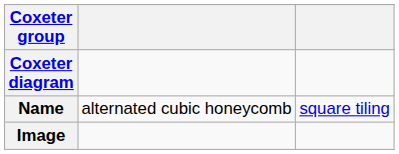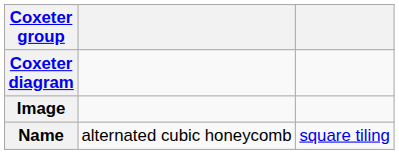rows swapped: (41, 135) <-> (41, 108)
